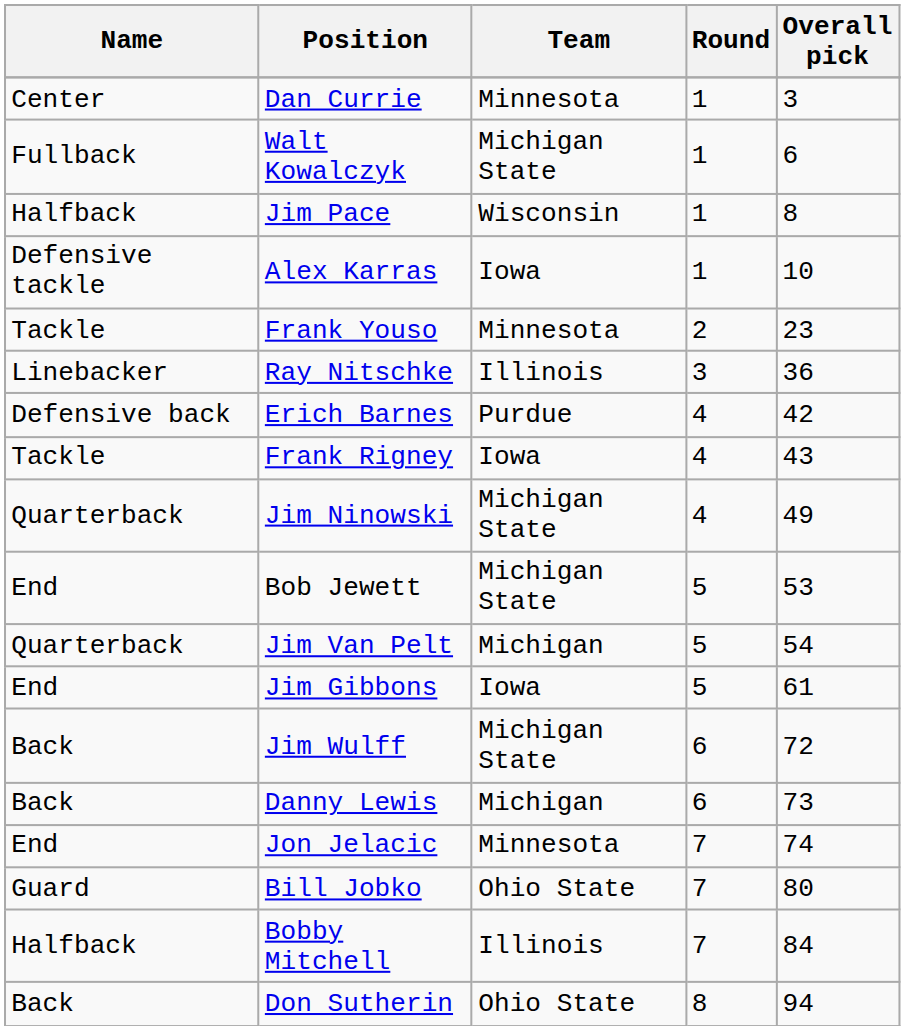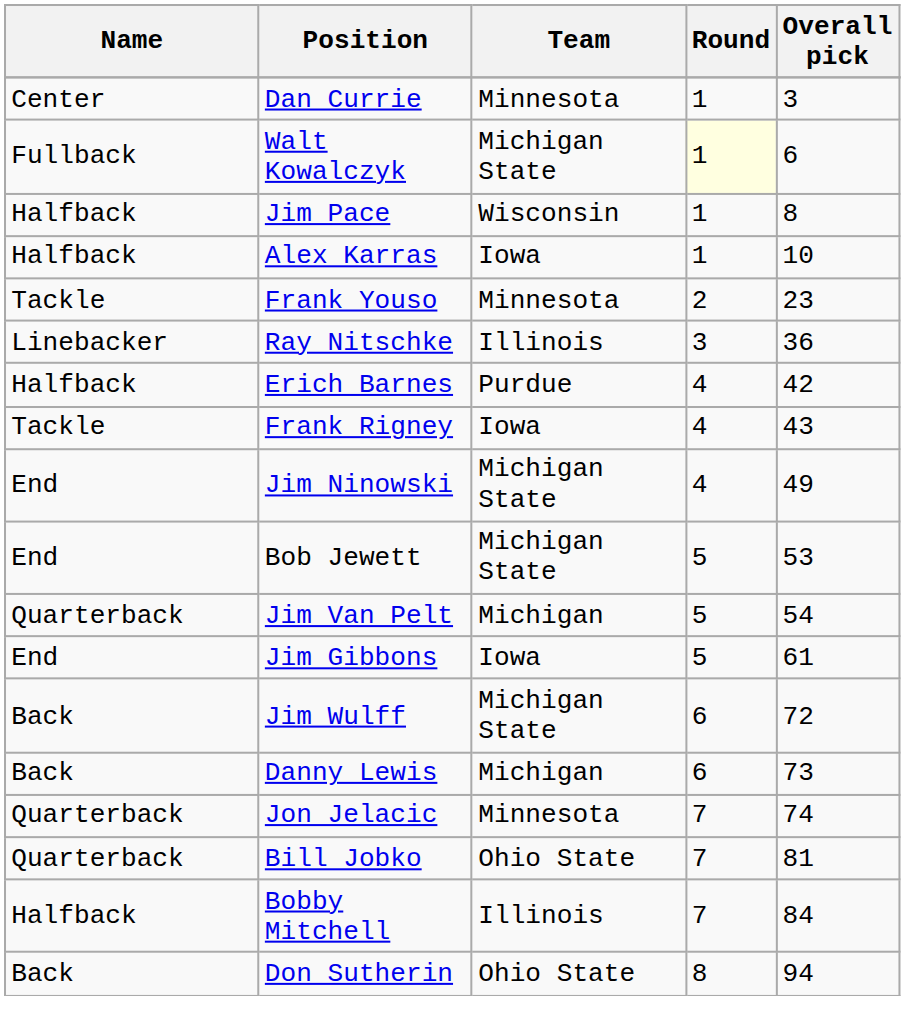(700, 157) no background -> (700, 157) lightyellow background
(82, 272) Defensive tackle -> (74, 257) Halfback
(121, 415) Defensive back -> (74, 385) Halfback
(97, 515) Quarterback -> (35, 485) End
(35, 846) End -> (97, 816) Quarterback
(50, 889) Guard -> (97, 858) Quarterback
(798, 889) 80 -> (798, 858) 81
